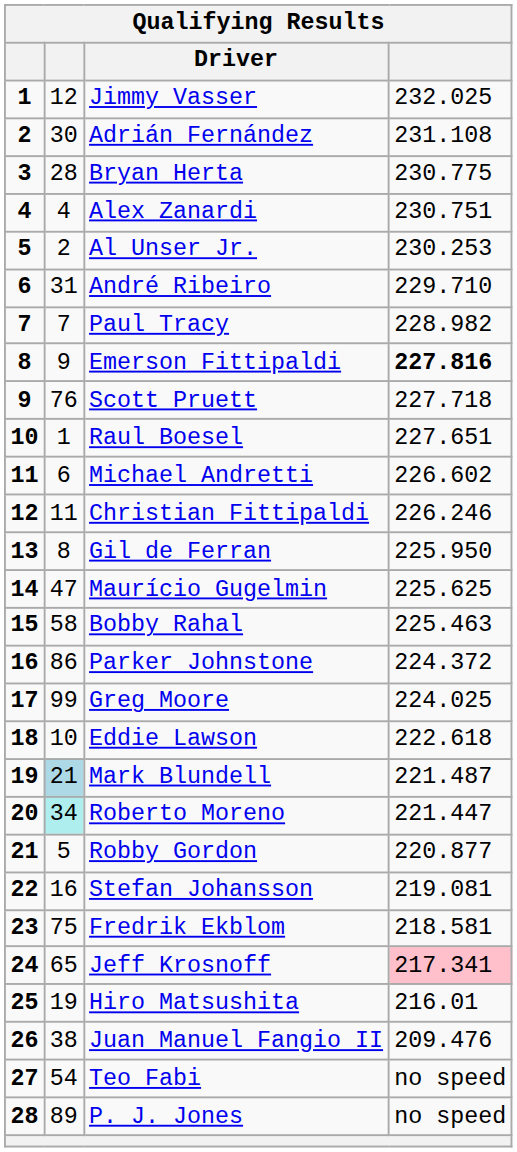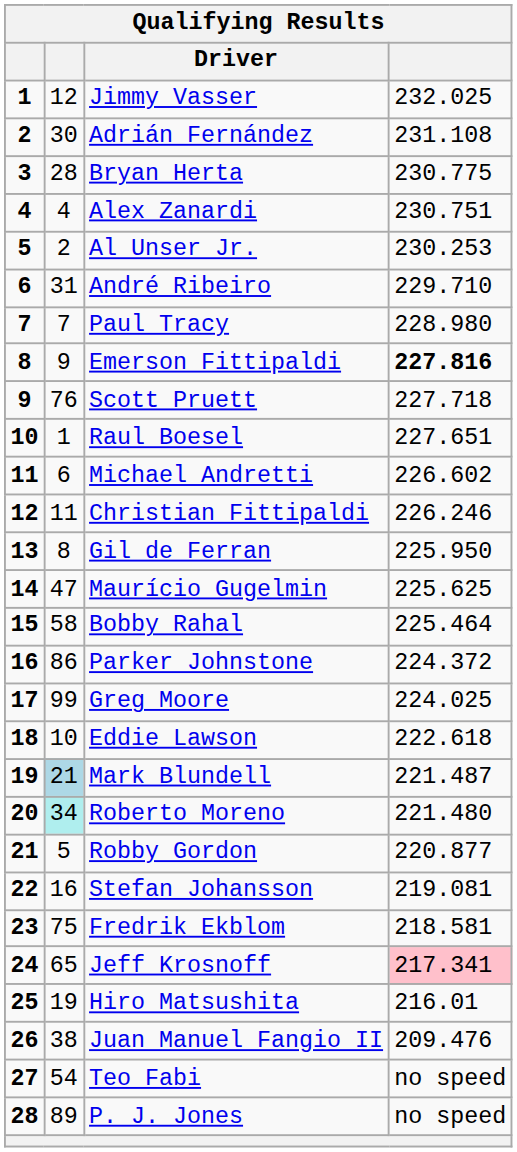(443, 326) 228.982 -> (443, 326) 228.980
(443, 627) 225.463 -> (443, 627) 225.464
(443, 815) 221.447 -> (443, 815) 221.480
